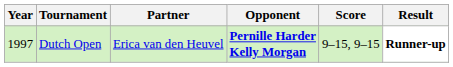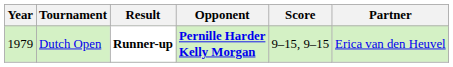columns swapped: (168, 15) <-> (416, 15)
(20, 44) 1997 -> (20, 44) 1979
